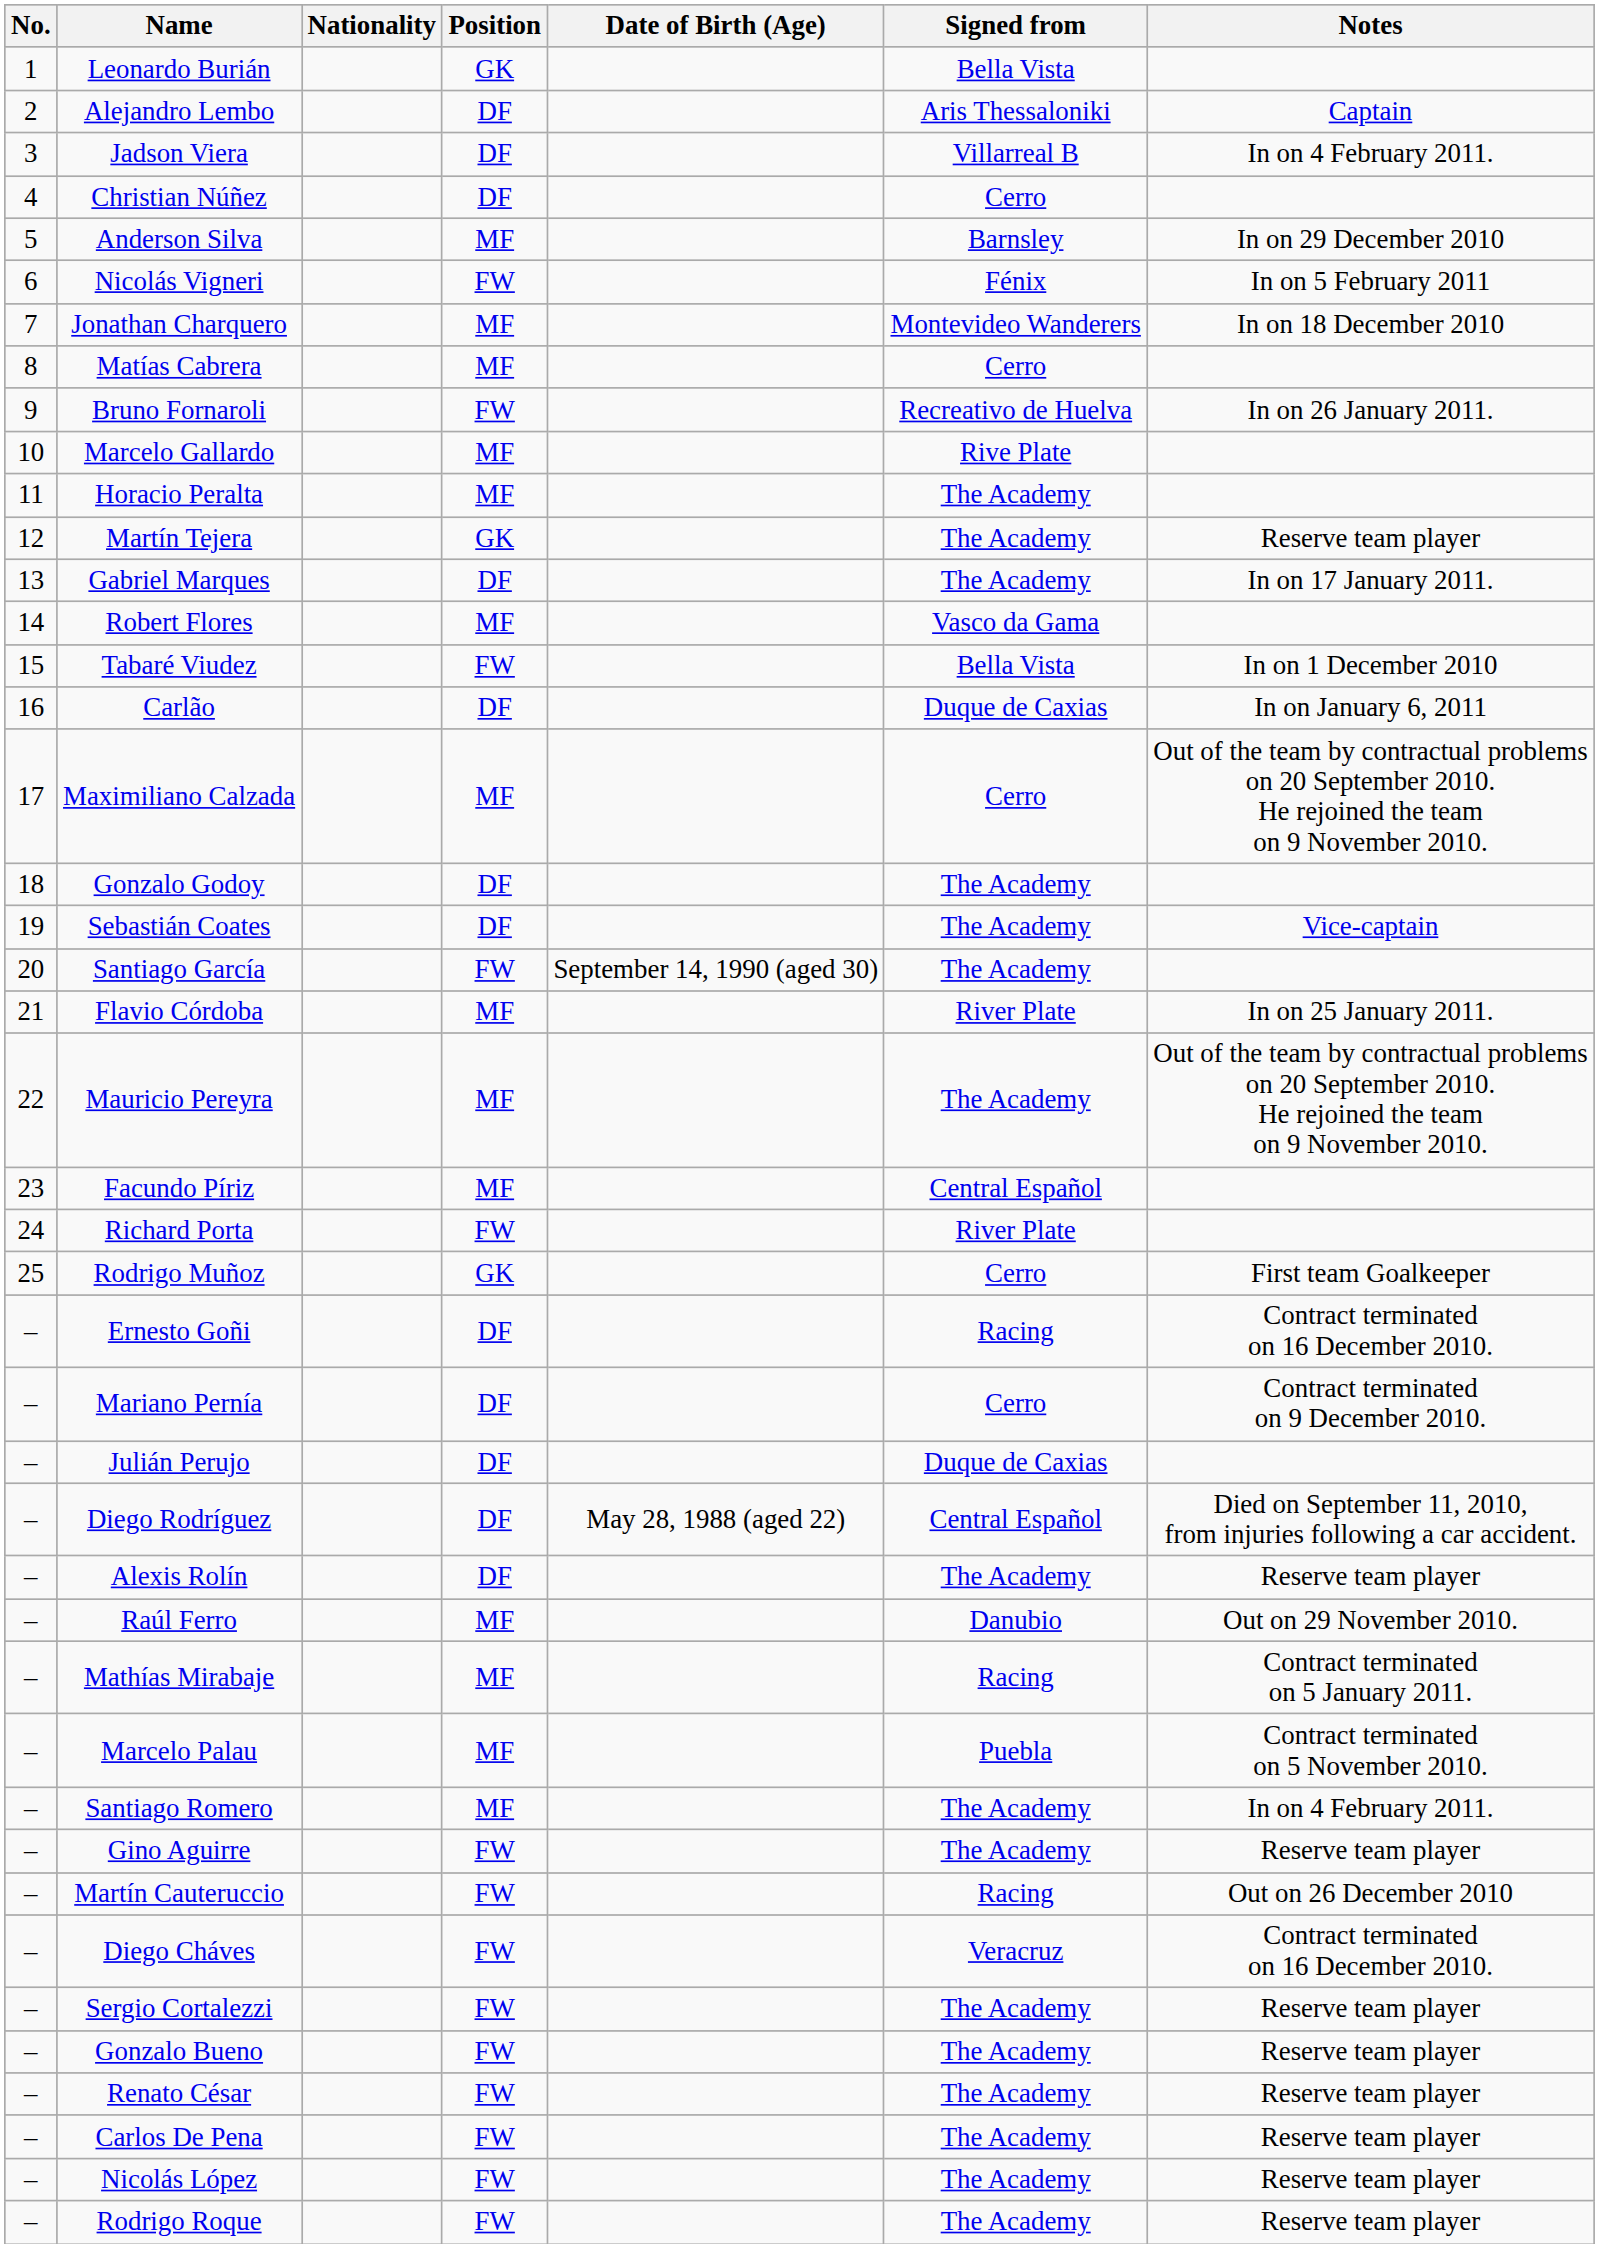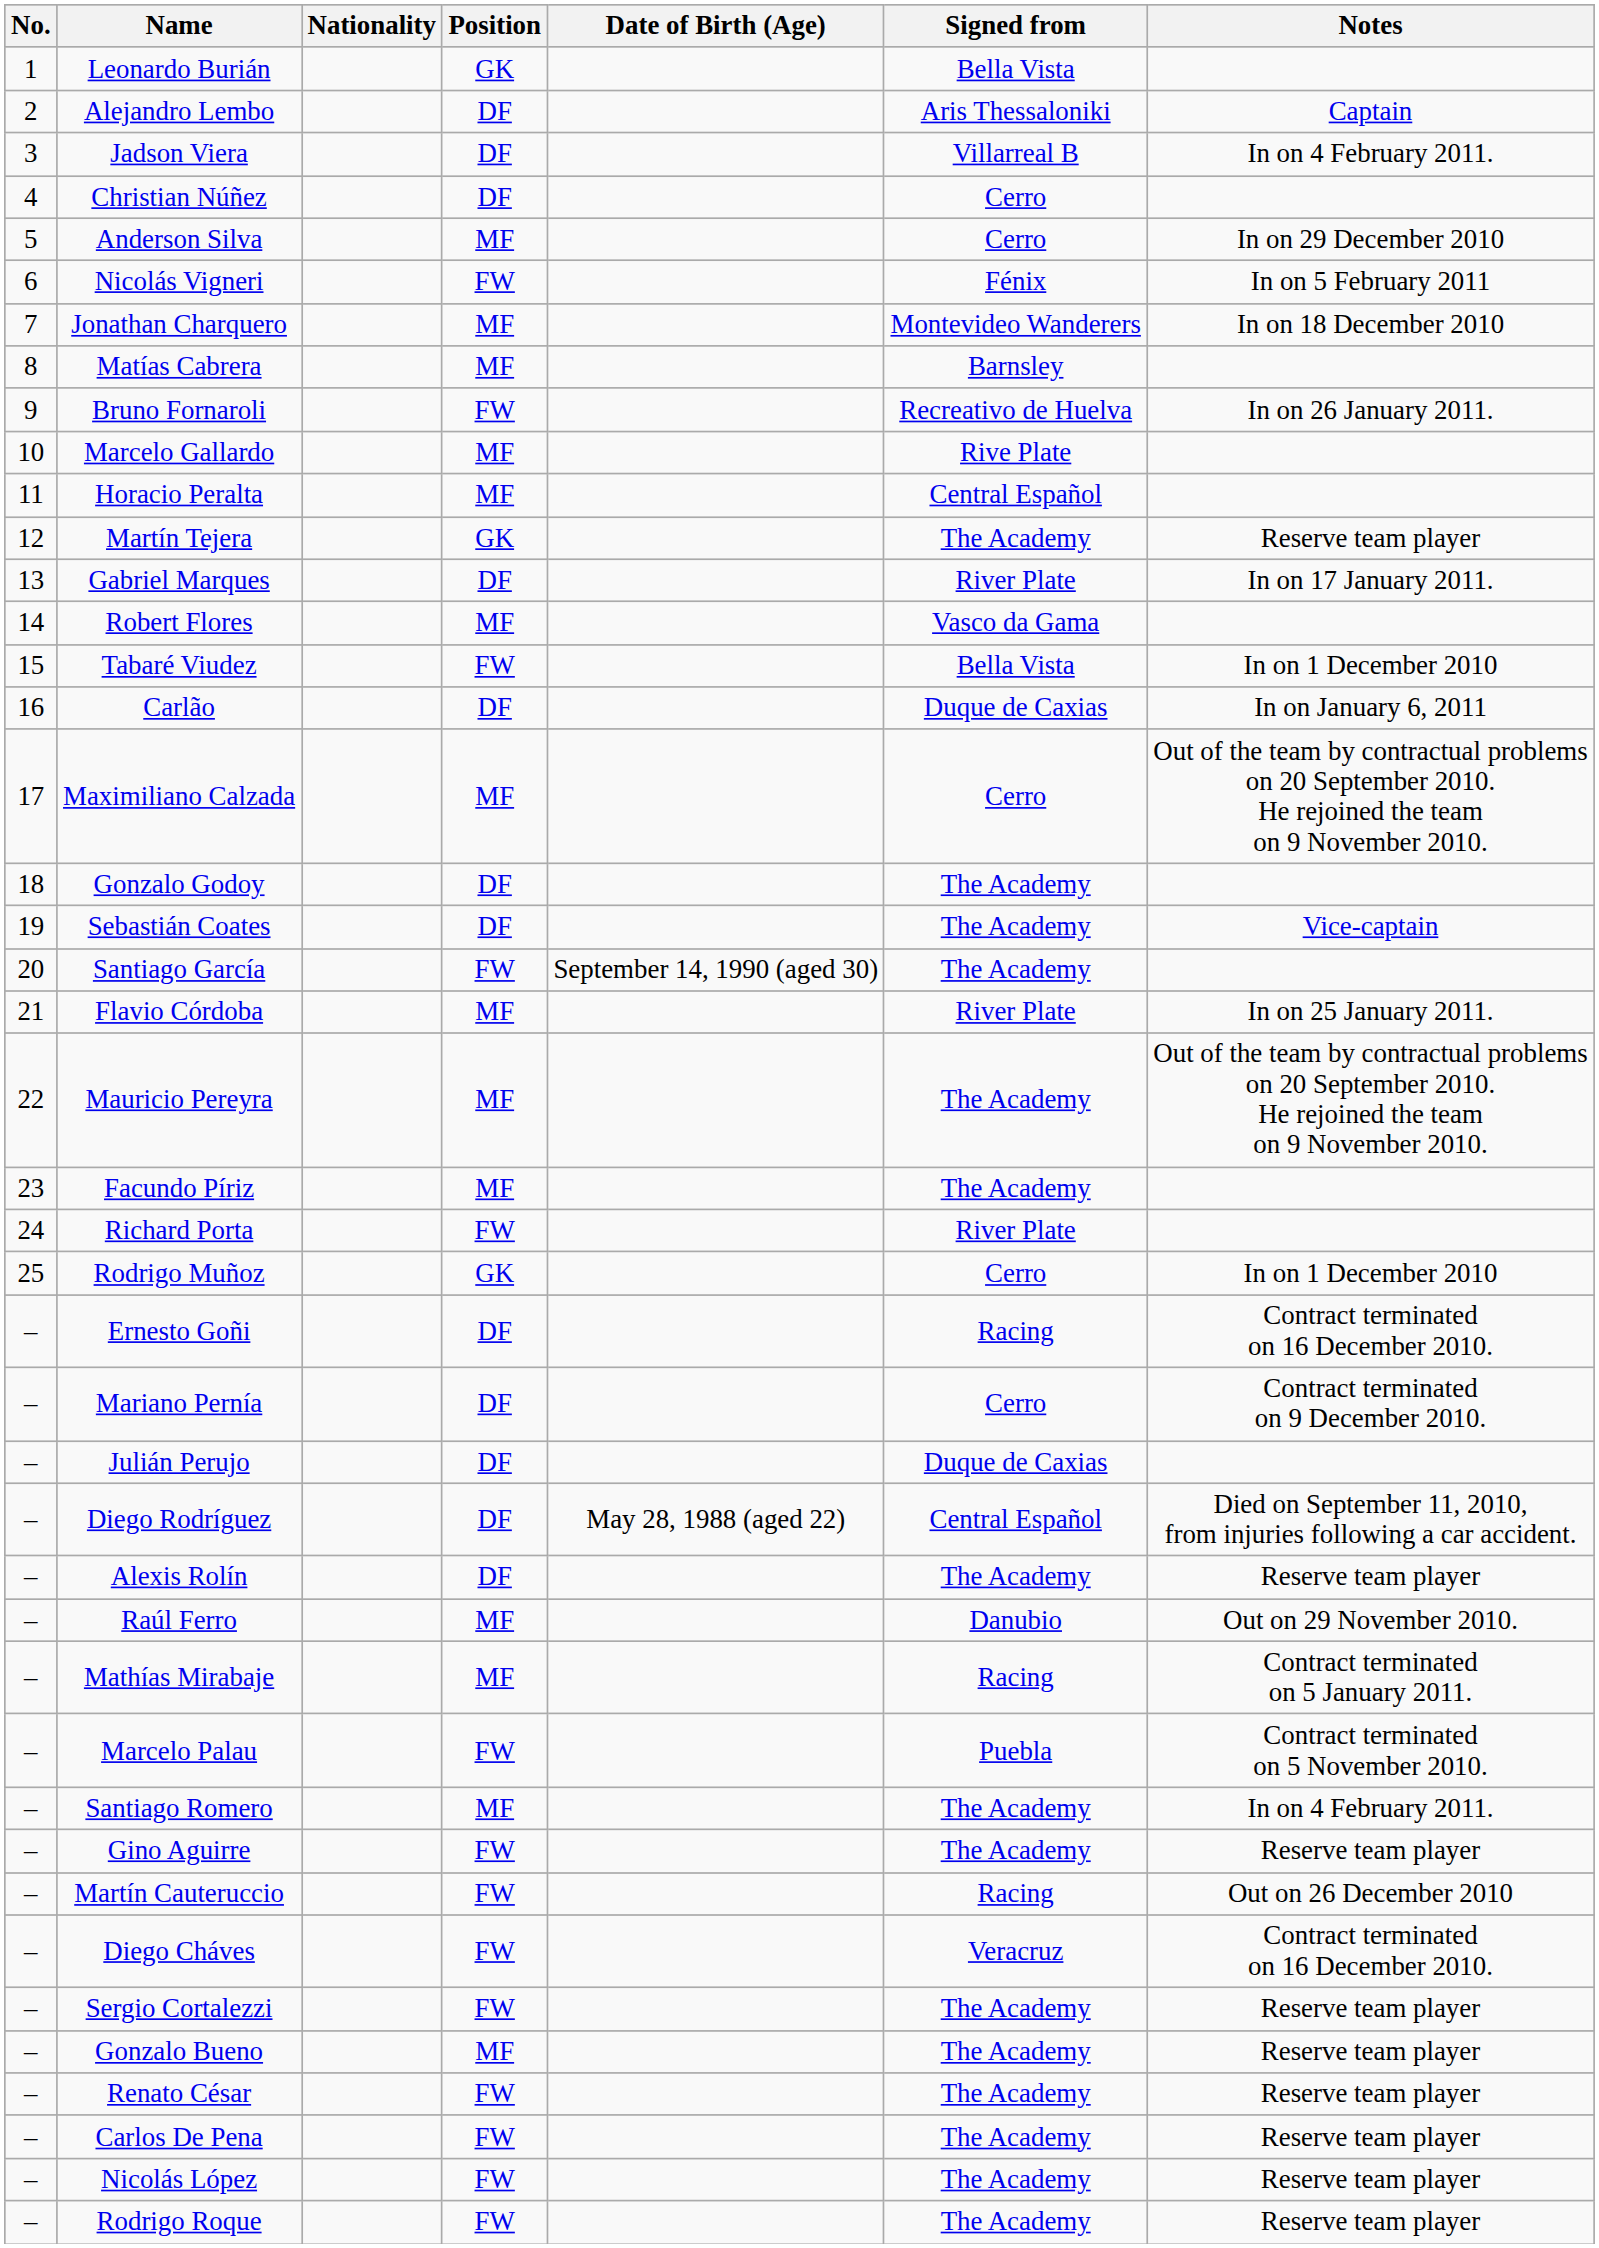(1016, 238) Barnsley -> (1016, 238) Cerro
(1016, 366) Cerro -> (1016, 366) Barnsley
(1016, 494) The Academy -> (1016, 494) Central Español
(1016, 580) The Academy -> (1016, 580) River Plate
(1016, 1187) Central Español -> (1016, 1187) The Academy
(1370, 1273) First team Goalkeeper -> (1370, 1273) In on 1 December 2010
(495, 1750) MF -> (495, 1750) FW
(495, 2051) FW -> (495, 2051) MF
